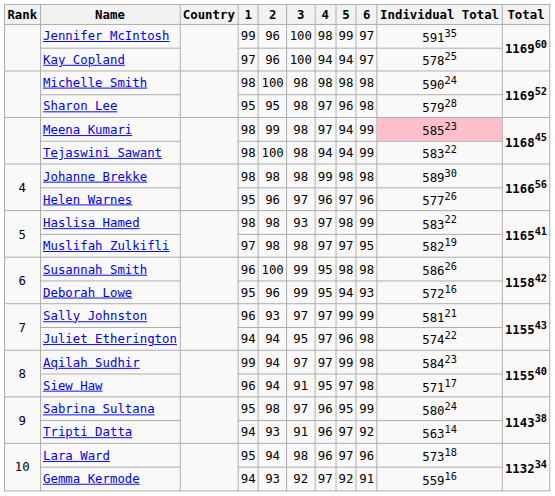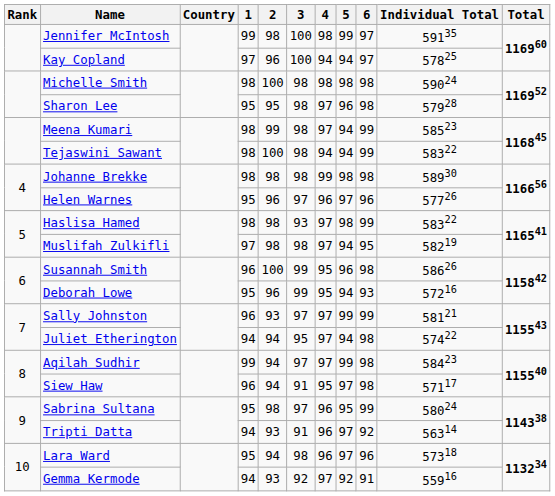(273, 36) 96 -> (273, 36) 98
(440, 129) pink background -> (440, 129) no background
(346, 246) 97 -> (346, 246) 94
(346, 269) 98 -> (346, 269) 96
(346, 339) 96 -> (346, 339) 94
